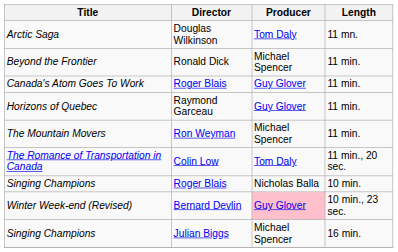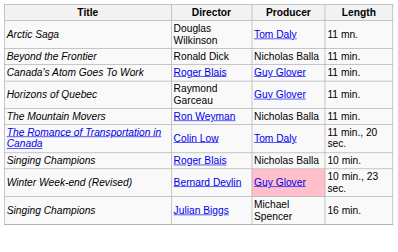(273, 62) Michael Spencer -> (286, 56) Nicholas Balla
(273, 134) Michael Spencer -> (286, 116) Nicholas Balla
